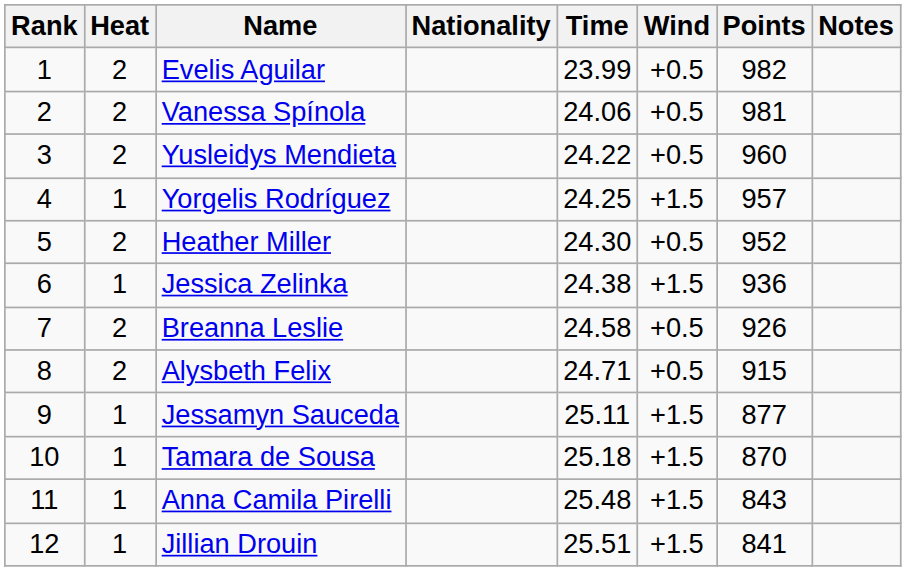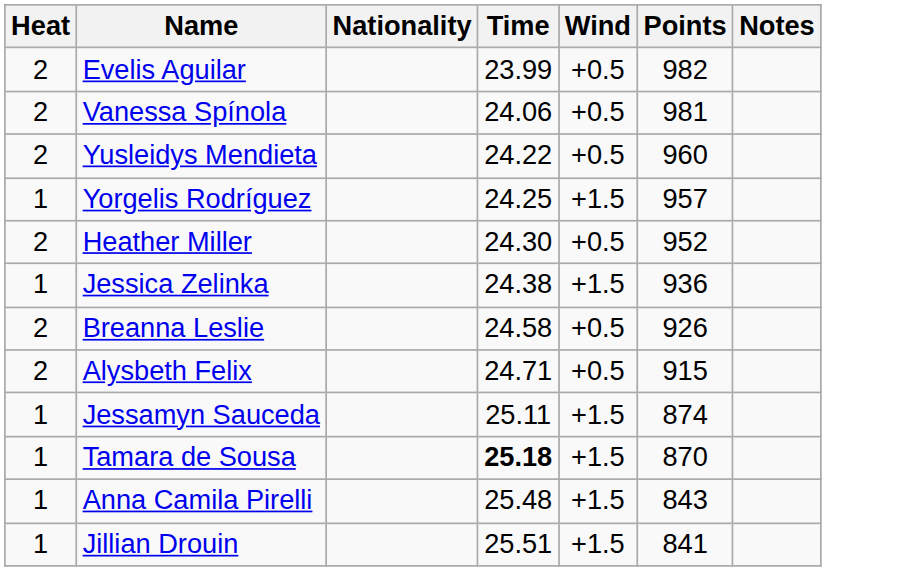- column: (44, 26)
(764, 414) 877 -> (685, 414) 874
(597, 457) normal -> (518, 457) bold
